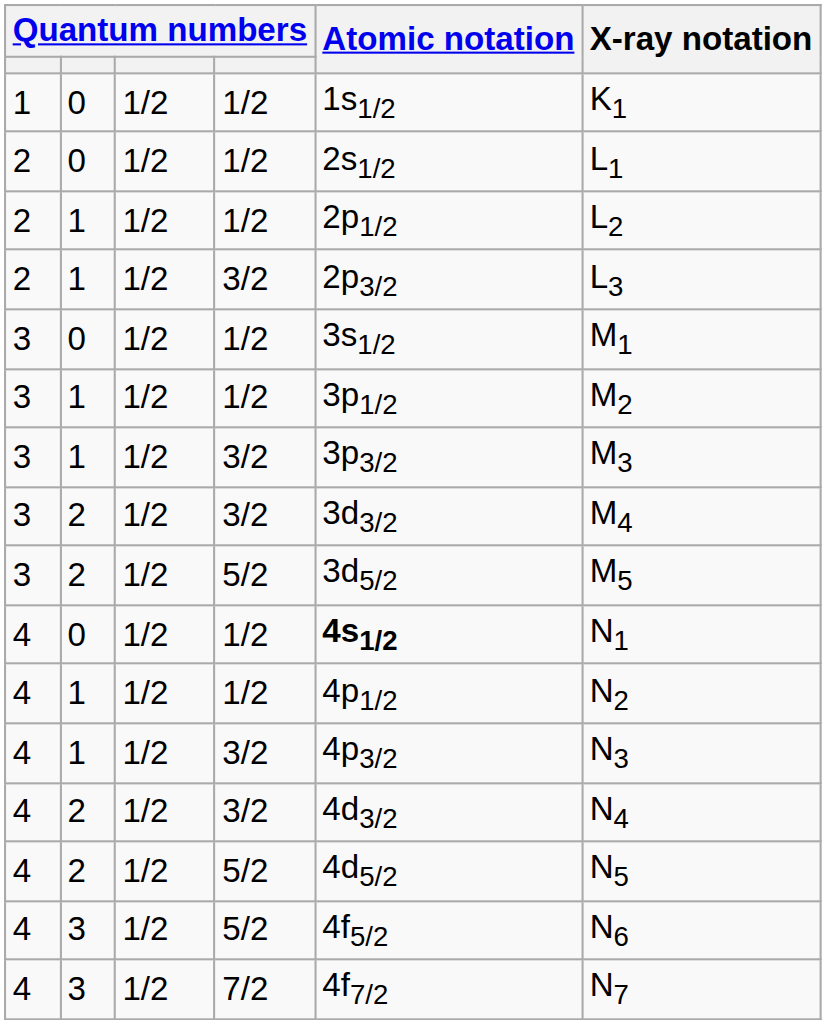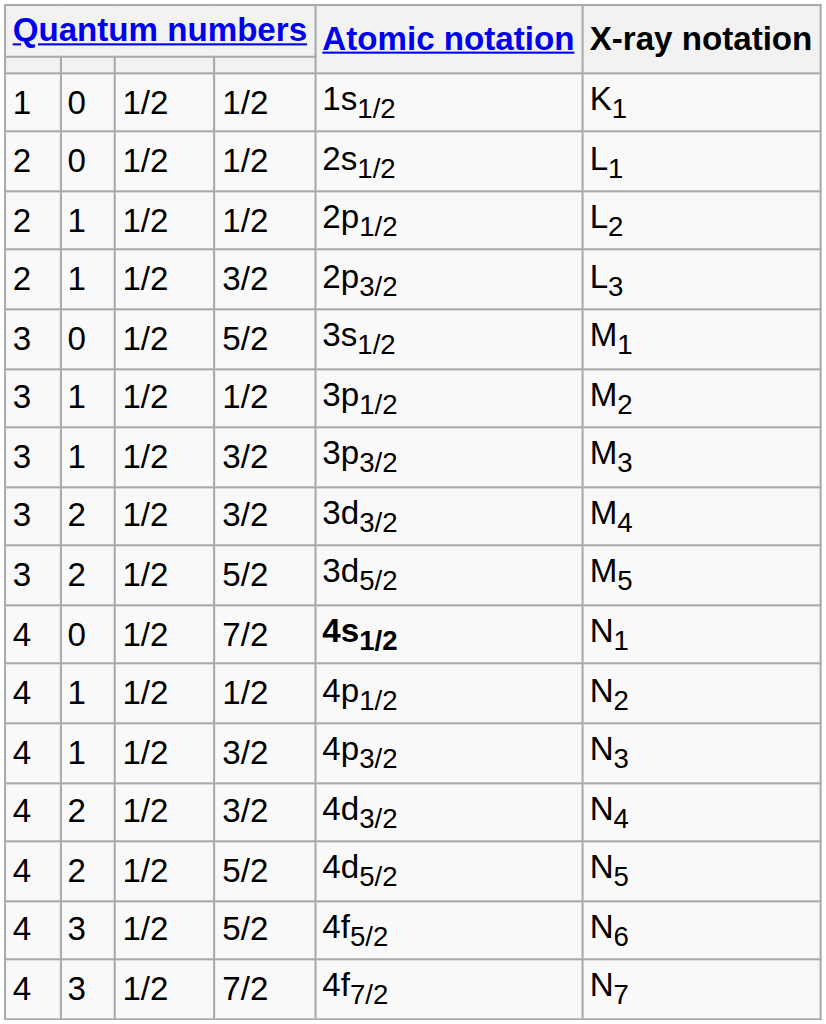(245, 338) 1/2 -> (245, 338) 5/2
(245, 633) 1/2 -> (245, 633) 7/2
